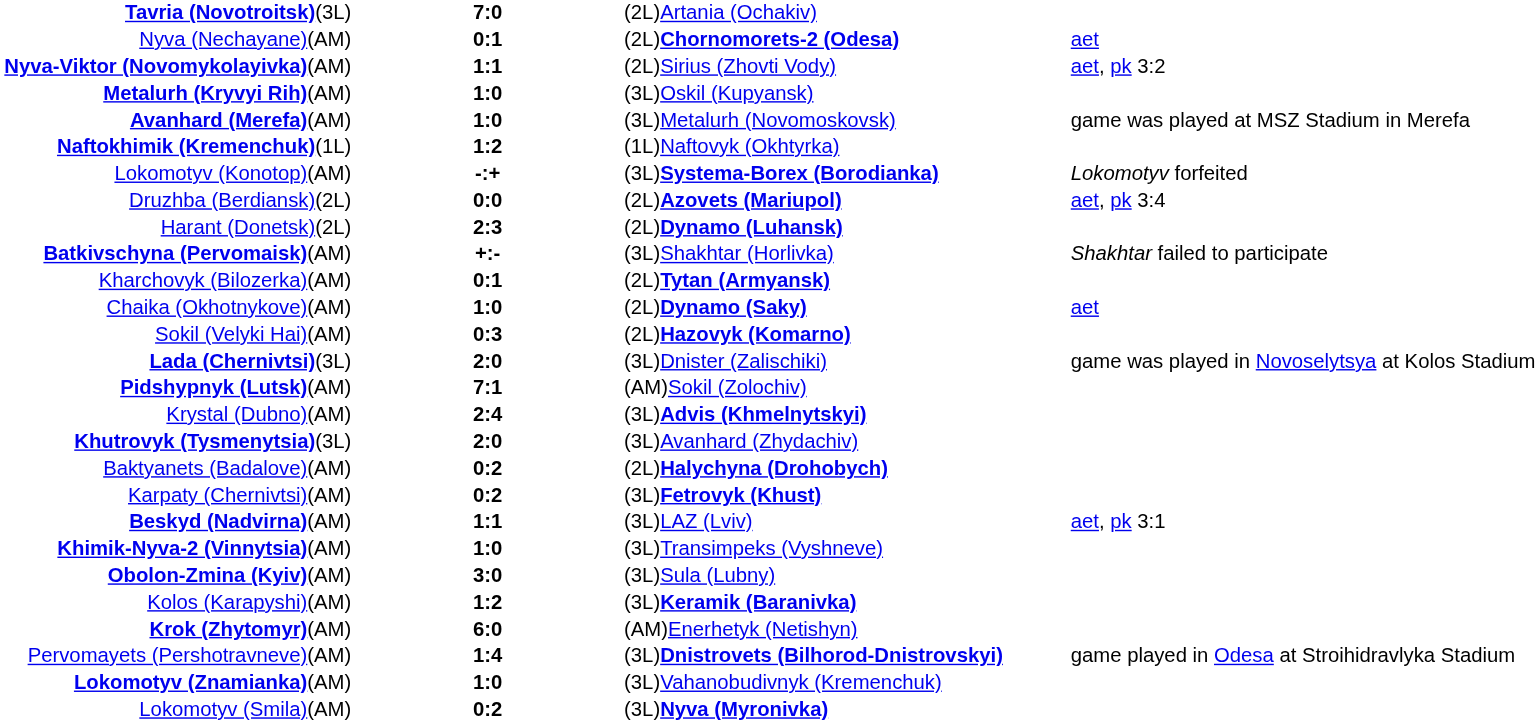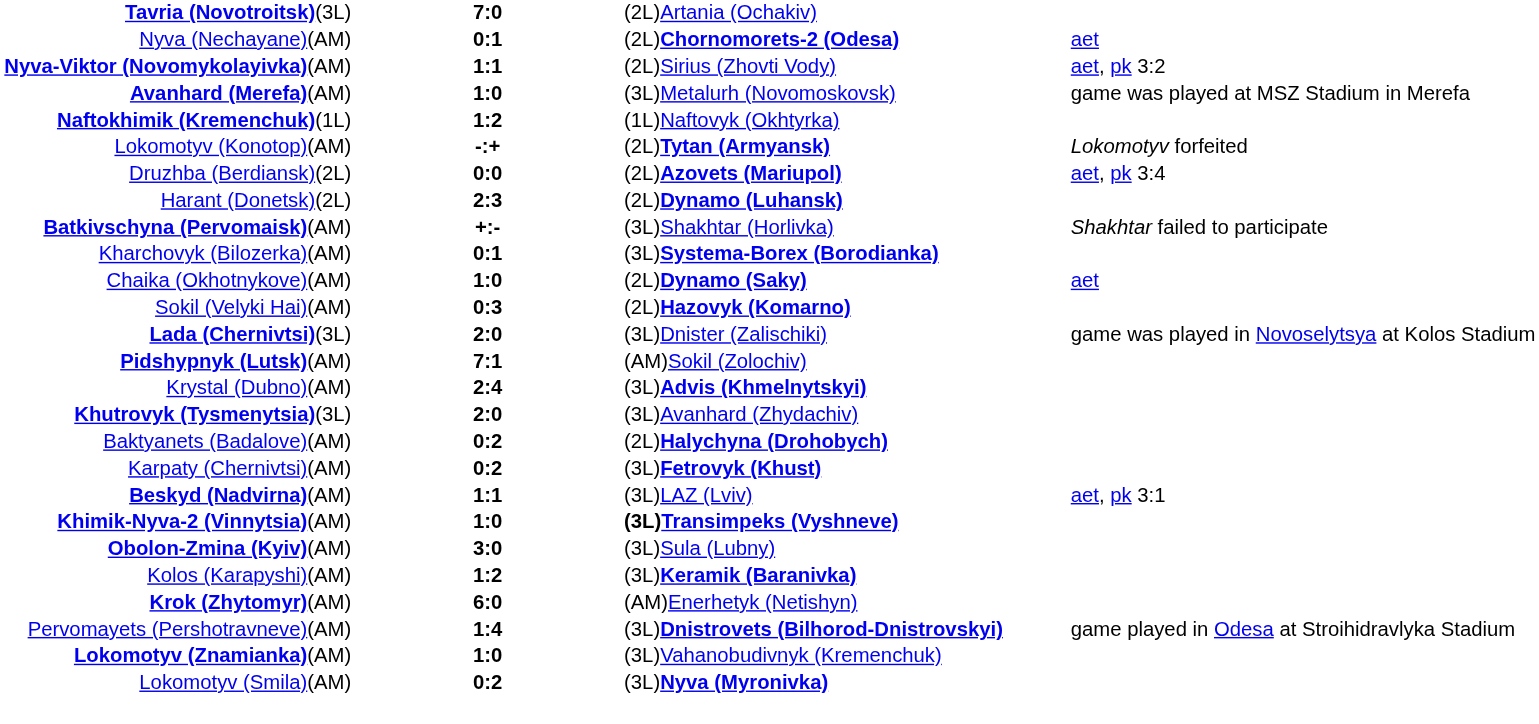- row: (227, 93)
(781, 173) (3L)Systema-Borex (Borodianka) -> (727, 146) (2L)Tytan (Armyansk)
(727, 280) (2L)Tytan (Armyansk) -> (781, 253) (3L)Systema-Borex (Borodianka)
(754, 548) normal -> (761, 521) bold
